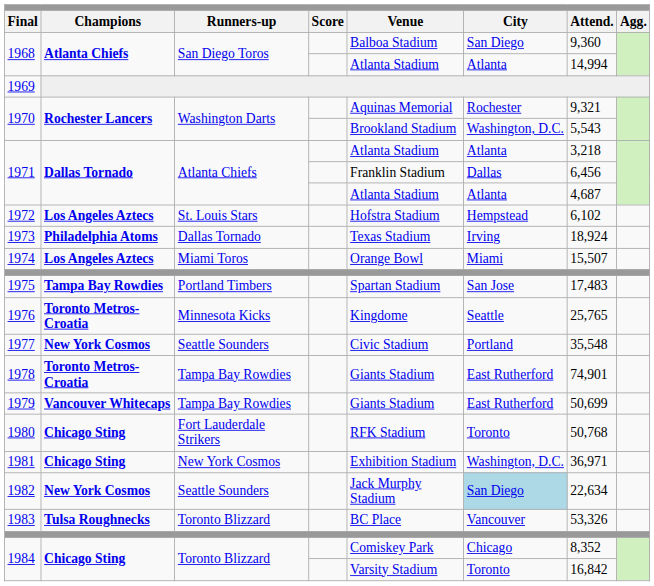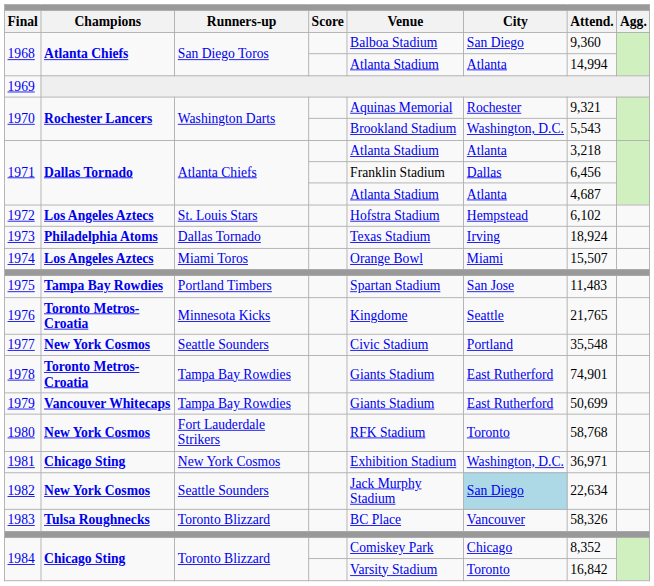(589, 286) 17,483 -> (589, 286) 11,483
(589, 315) 25,765 -> (589, 315) 21,765
(85, 432) Chicago Sting -> (97, 432) New York Cosmos
(589, 432) 50,768 -> (589, 432) 58,768
(589, 520) 53,326 -> (589, 520) 58,326
